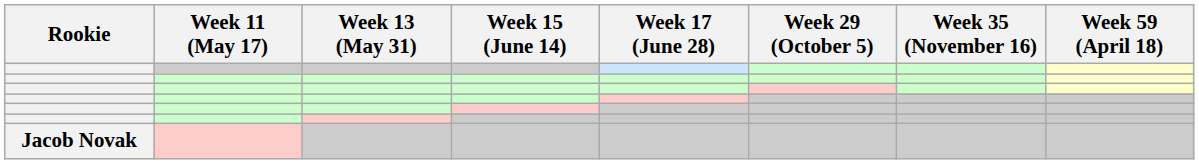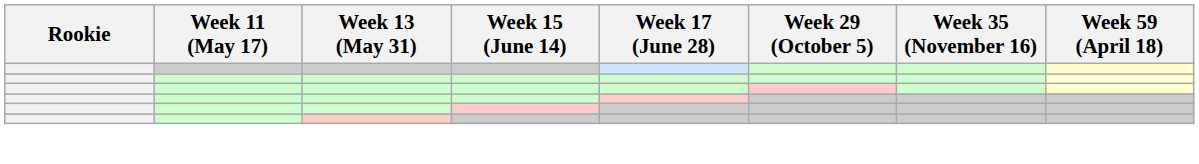- row: (79, 140)
